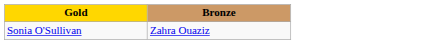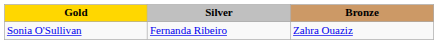+ column: (219, 13)
